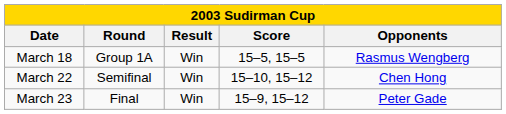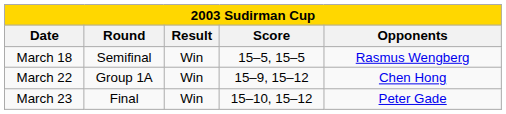(124, 57) Group 1A -> (124, 57) Semifinal
(124, 78) Semifinal -> (124, 78) Group 1A
(272, 78) 15–10, 15–12 -> (272, 78) 15–9, 15–12
(272, 99) 15–9, 15–12 -> (272, 99) 15–10, 15–12
